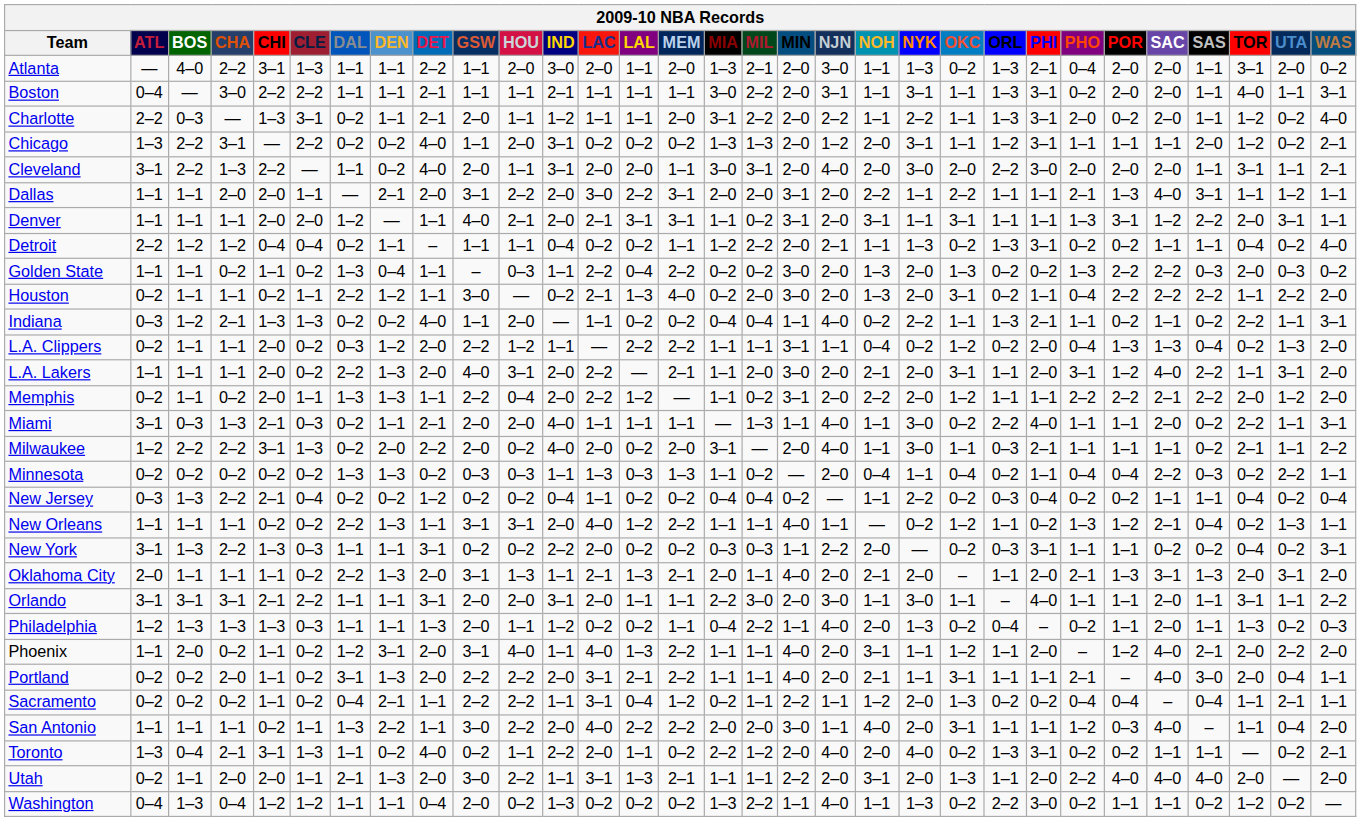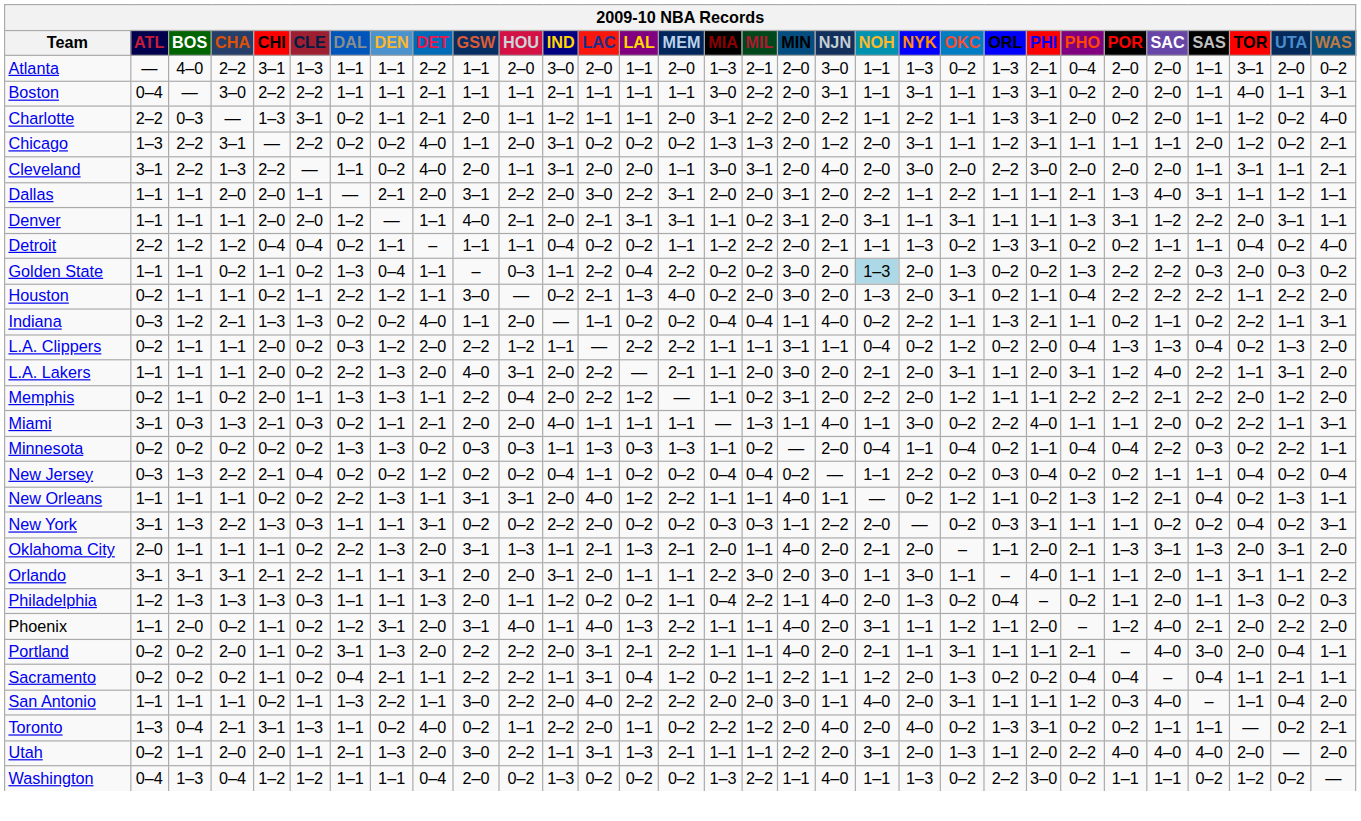(877, 271) no background -> (877, 271) lightblue background
- row: (47, 448)
